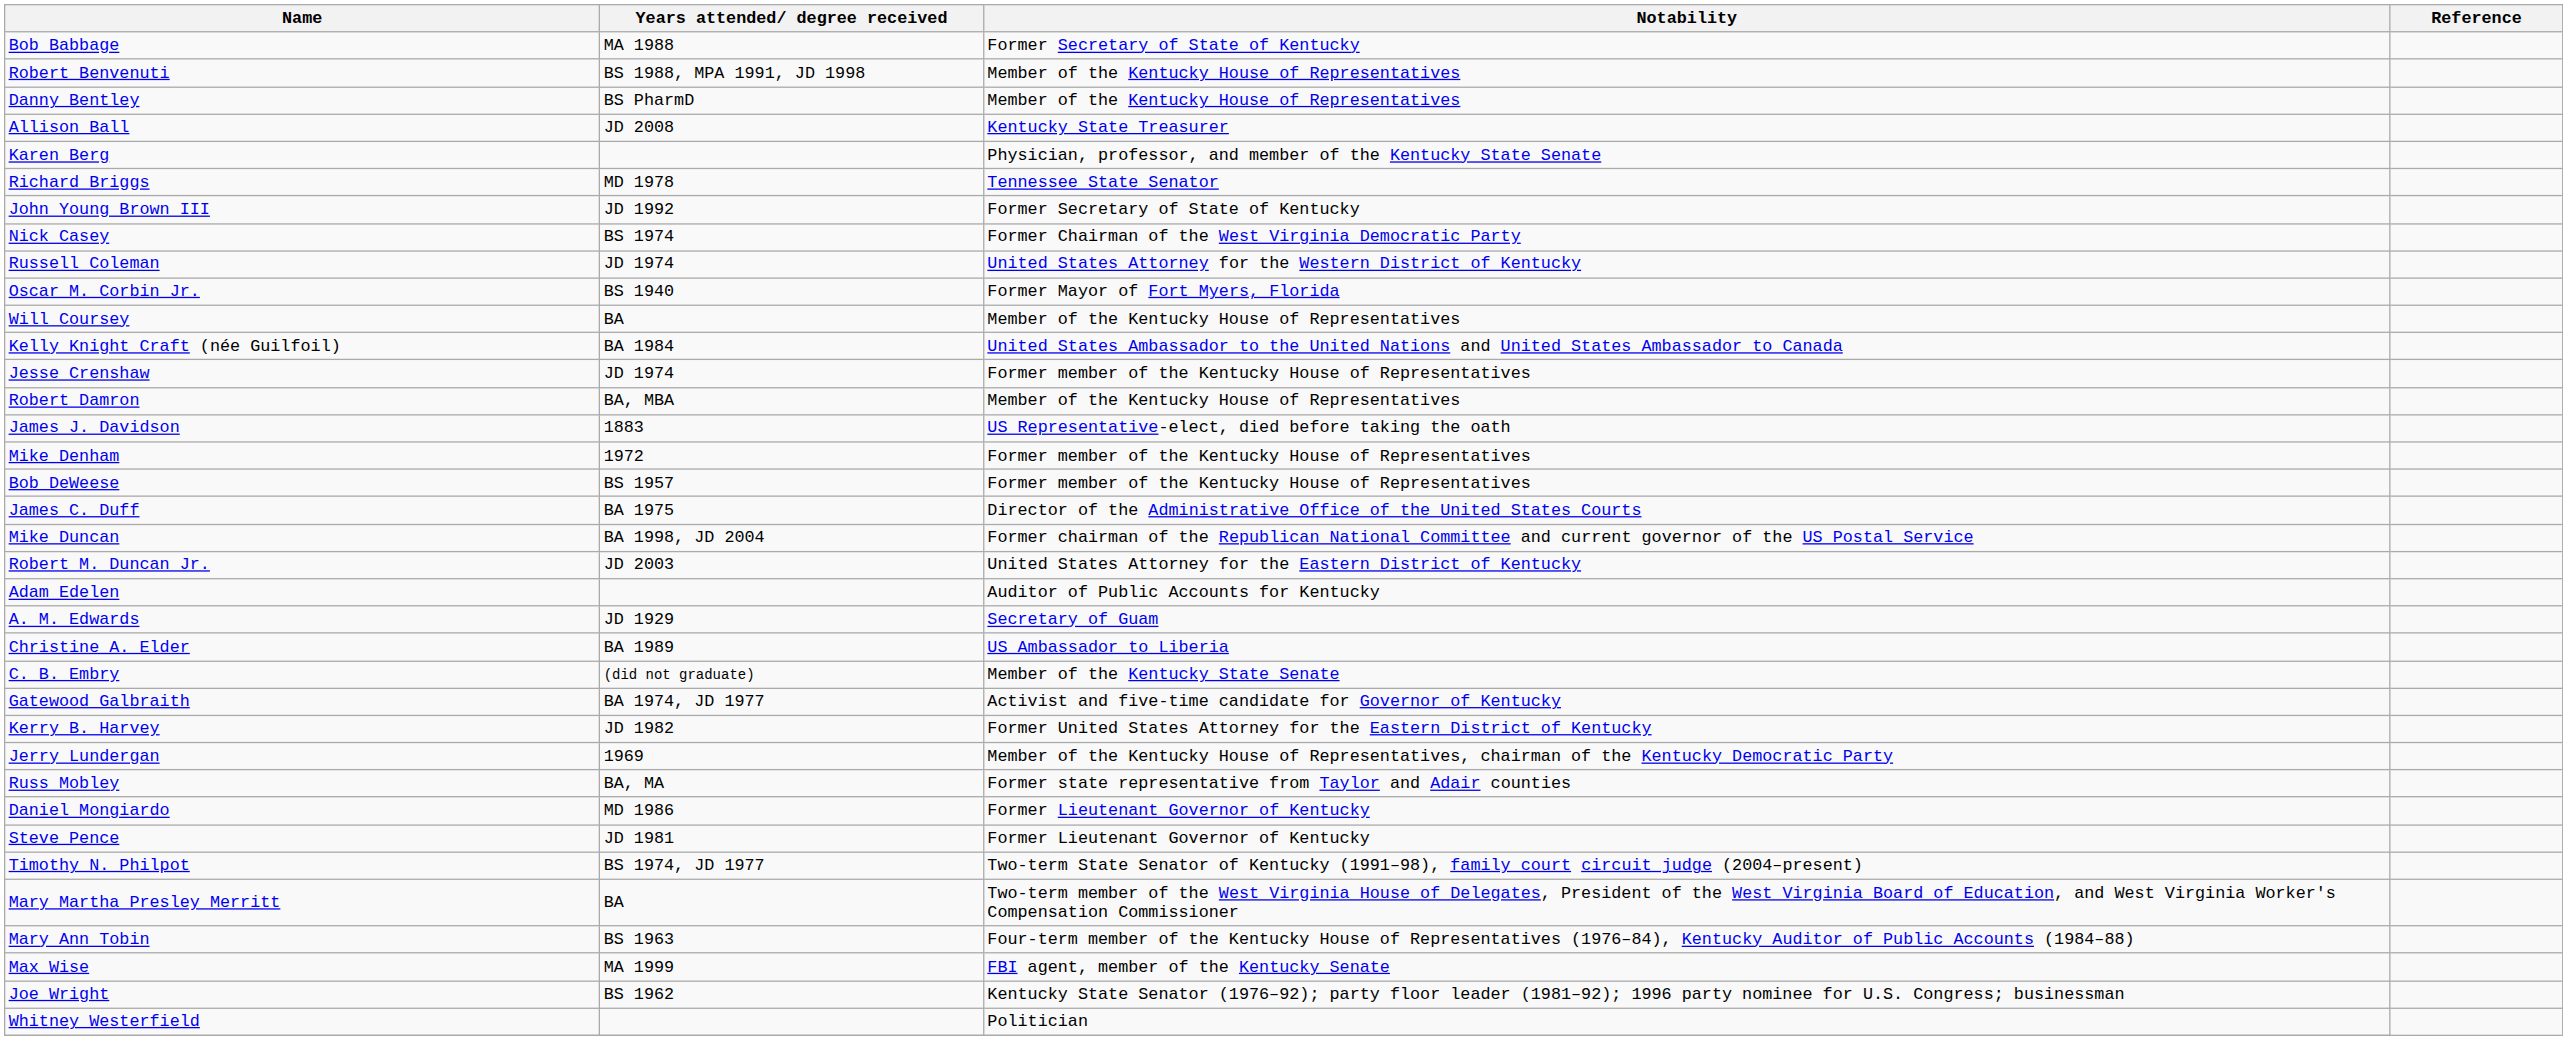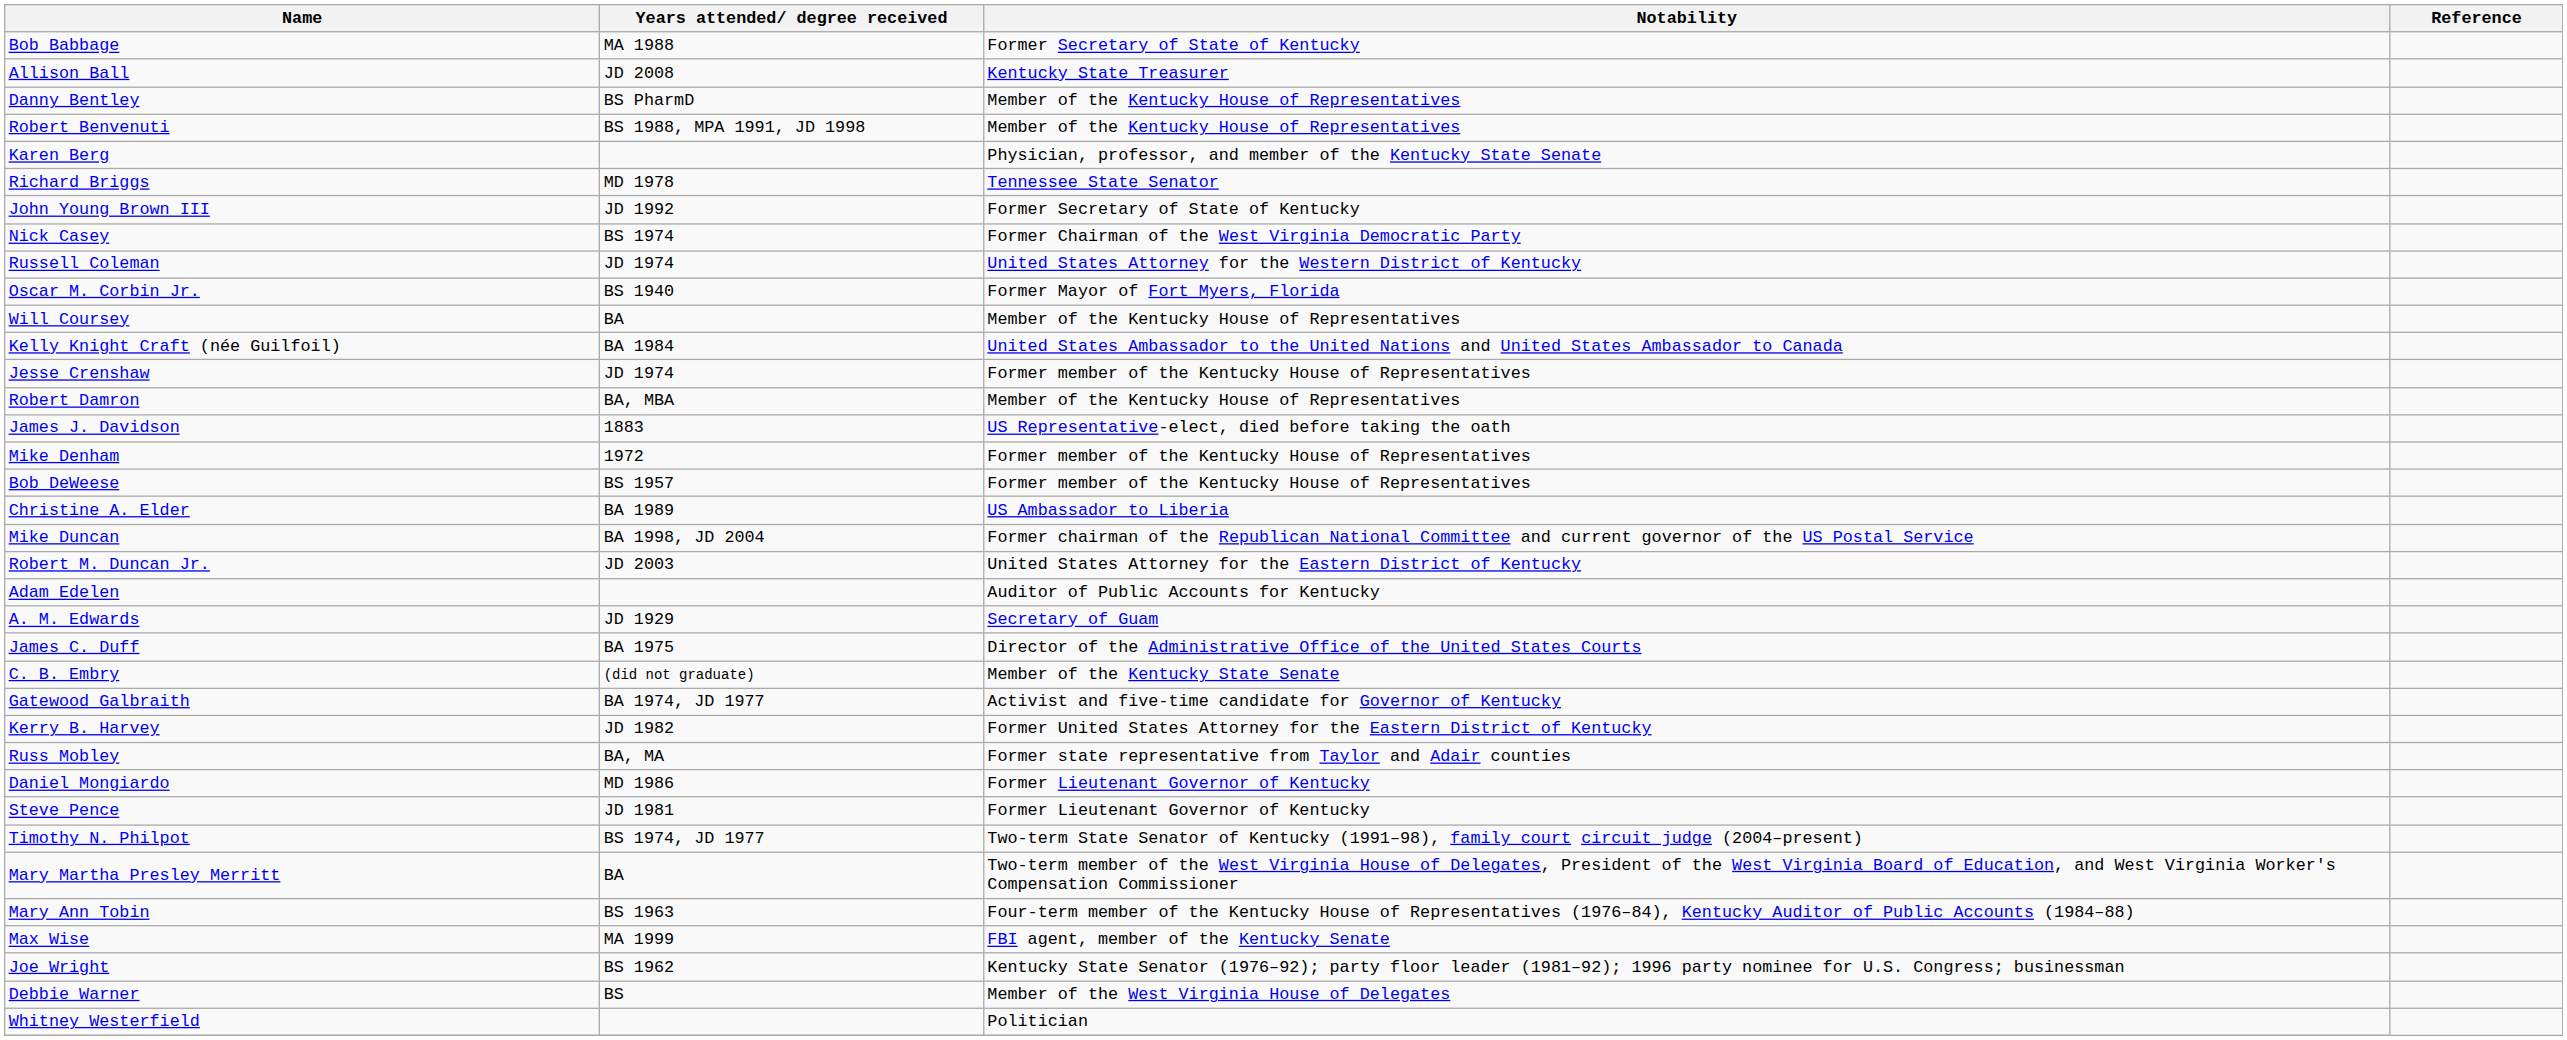rows swapped: (69, 128) <-> (89, 73)
rows swapped: (74, 510) <-> (99, 647)
- row: (84, 756)
+ row: (74, 994)
